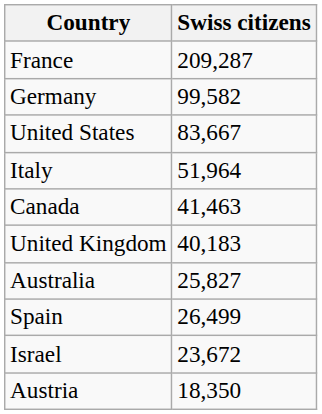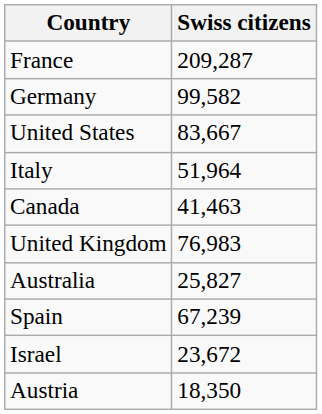(209, 243) 40,183 -> (209, 243) 76,983
(209, 317) 26,499 -> (209, 317) 67,239
